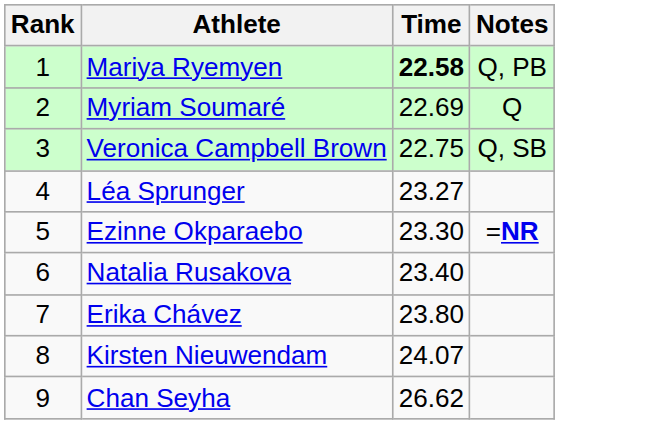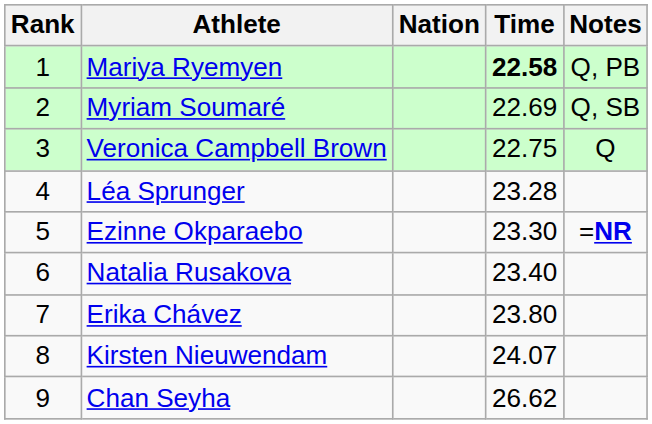+ column: (439, 25)
(512, 107) Q -> (605, 107) Q, SB
(512, 149) Q, SB -> (605, 149) Q
(431, 190) 23.27 -> (525, 190) 23.28
